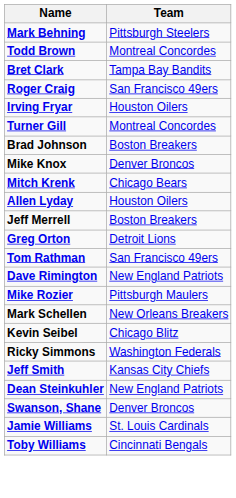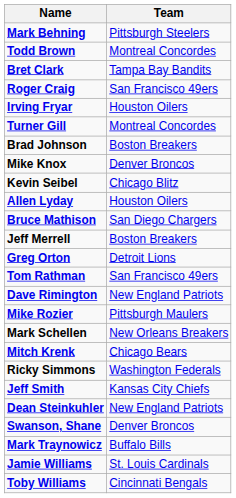rows swapped: (41, 182) <-> (42, 333)
+ row: (52, 220)
+ row: (54, 445)
